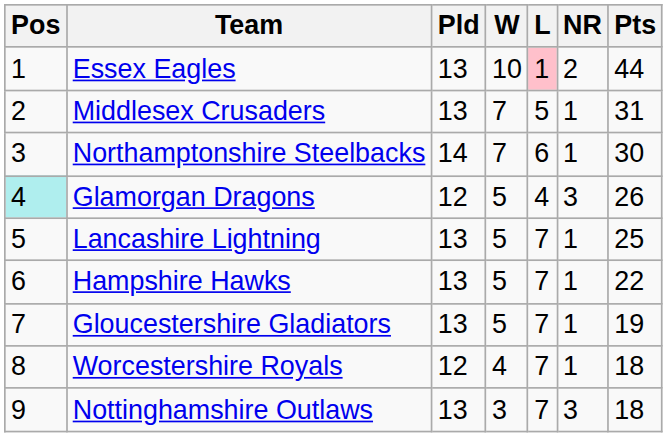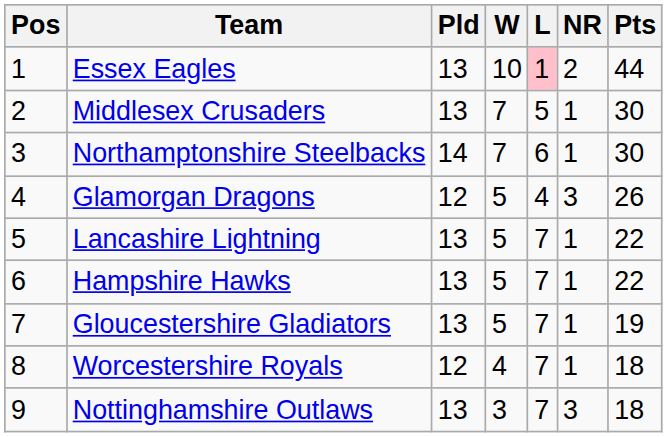(629, 111) 31 -> (629, 111) 30
(19, 196) paleturquoise background -> (19, 196) no background
(629, 238) 25 -> (629, 238) 22
